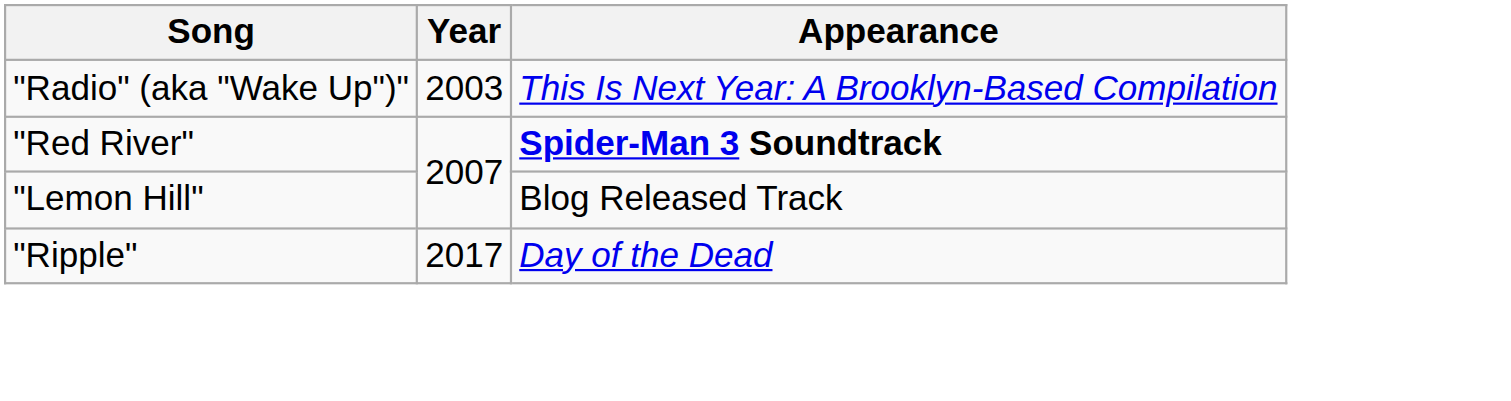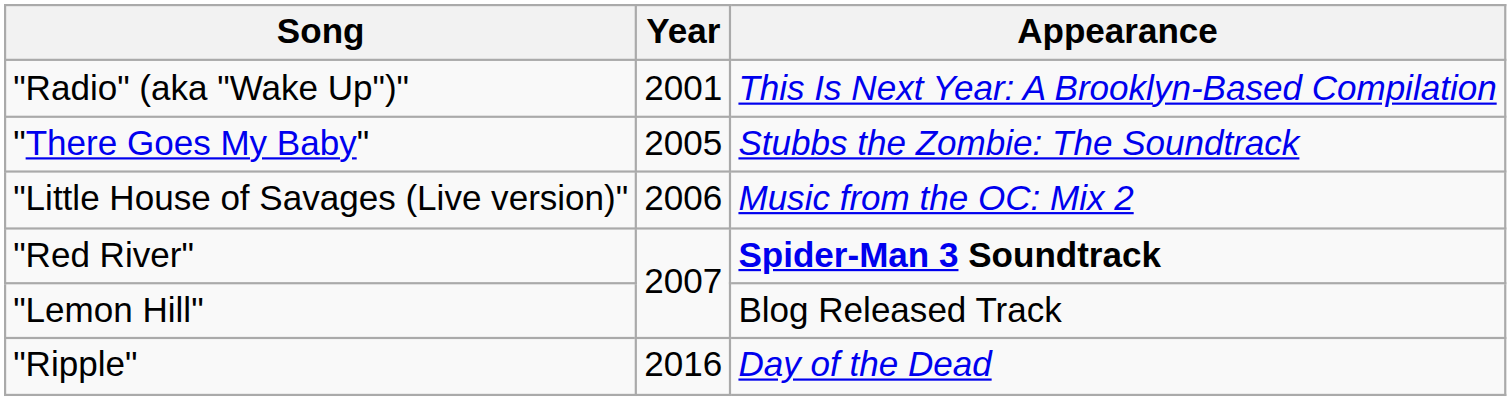(464, 87) 2003 -> (683, 87) 2001
+ row: (191, 143)
+ row: (321, 198)
(464, 254) 2017 -> (683, 365) 2016
